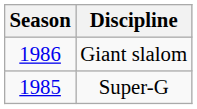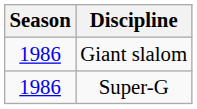(40, 86) 1985 -> (40, 86) 1986
